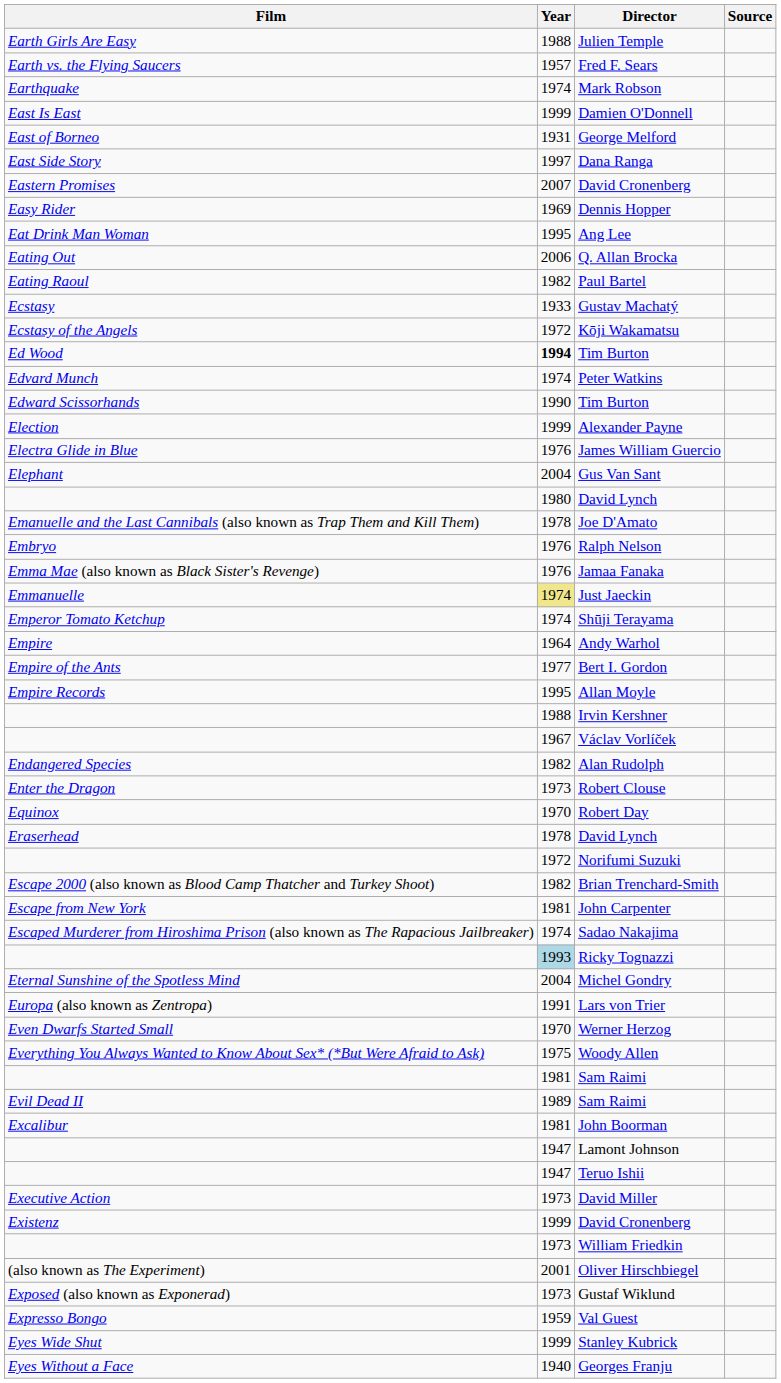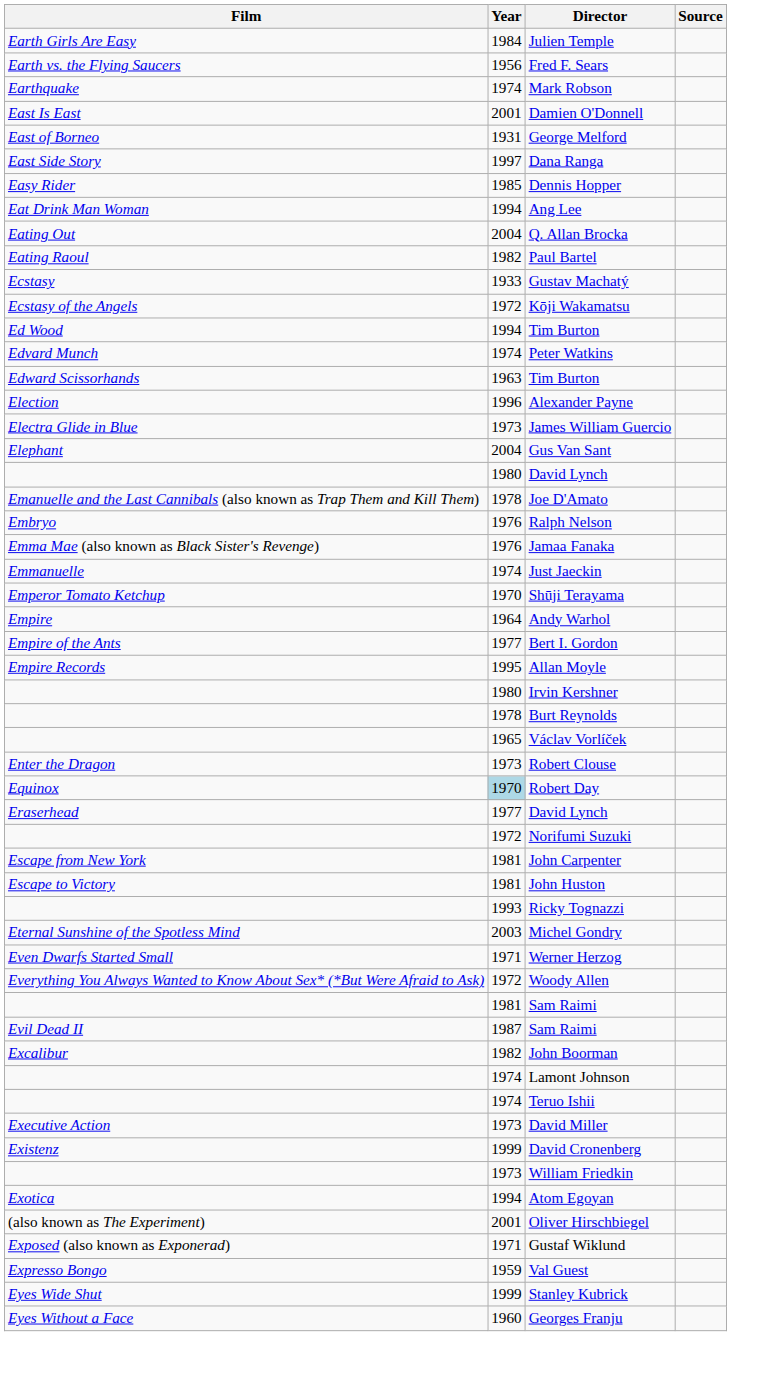(556, 40) 1988 -> (506, 40) 1984
(556, 64) 1957 -> (506, 64) 1956
(556, 112) 1999 -> (506, 112) 2001
- row: (62, 185)
(556, 209) 1969 -> (506, 185) 1985
(556, 233) 1995 -> (506, 209) 1994
(556, 257) 2006 -> (506, 233) 2004
(556, 354) bold -> (506, 329) normal
(556, 402) 1990 -> (506, 378) 1963
(556, 426) 1999 -> (506, 402) 1996
(556, 450) 1976 -> (506, 426) 1973
(556, 595) khaki background -> (506, 570) no background
(556, 619) 1974 -> (506, 595) 1970
(556, 715) 1988 -> (506, 691) 1980
+ row: (246, 716)
(556, 739) 1967 -> (506, 739) 1965
- row: (70, 763)
(556, 812) no background -> (506, 787) lightblue background
(556, 836) 1978 -> (506, 812) 1977
- row: (221, 884)
+ row: (61, 884)
- row: (271, 932)
(556, 956) lightblue background -> (506, 908) no background
(556, 980) 2004 -> (506, 932) 2003
- row: (110, 1004)
(556, 1029) 1970 -> (506, 956) 1971
(556, 1053) 1975 -> (506, 980) 1972
(556, 1101) 1989 -> (506, 1029) 1987
(556, 1125) 1981 -> (506, 1053) 1982
(556, 1149) 1947 -> (506, 1077) 1974
(556, 1173) 1947 -> (506, 1101) 1974
+ row: (31, 1197)
(556, 1294) 1973 -> (506, 1245) 1971
(556, 1366) 1940 -> (506, 1318) 1960
